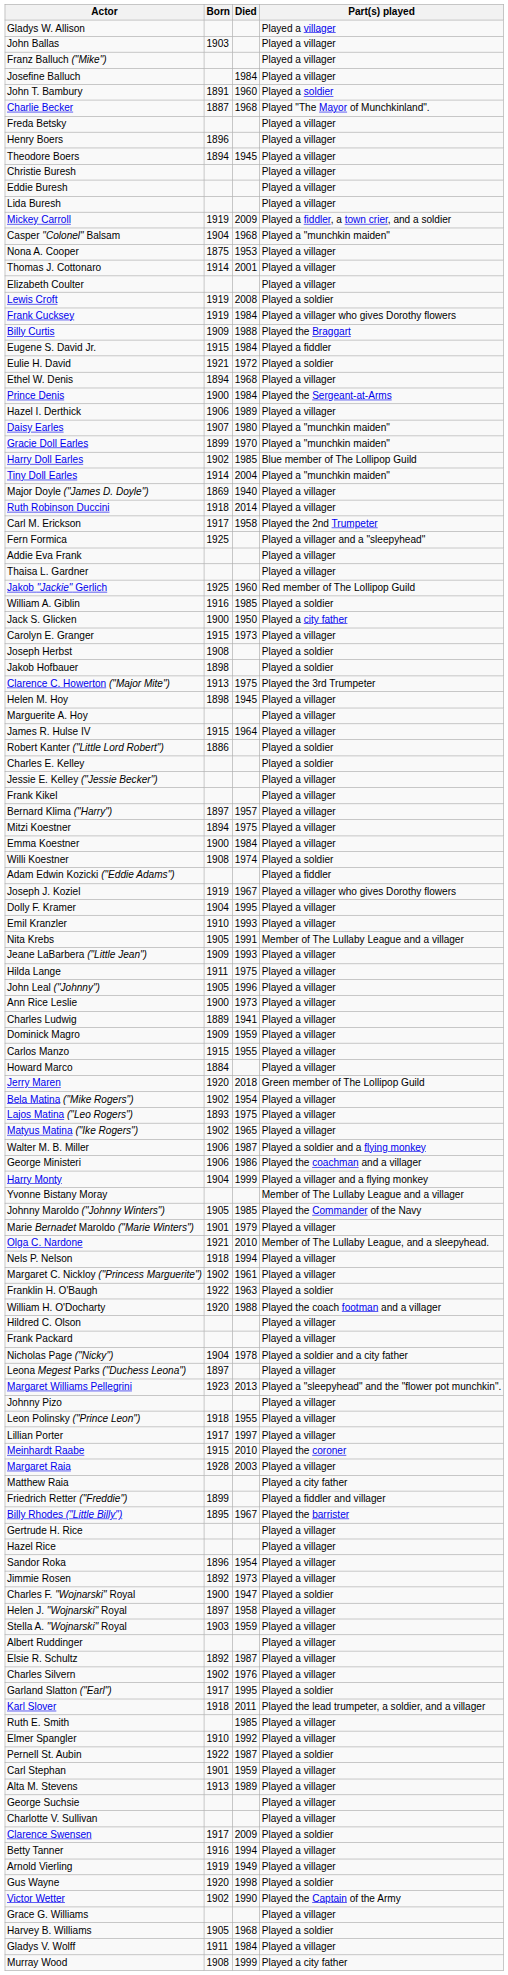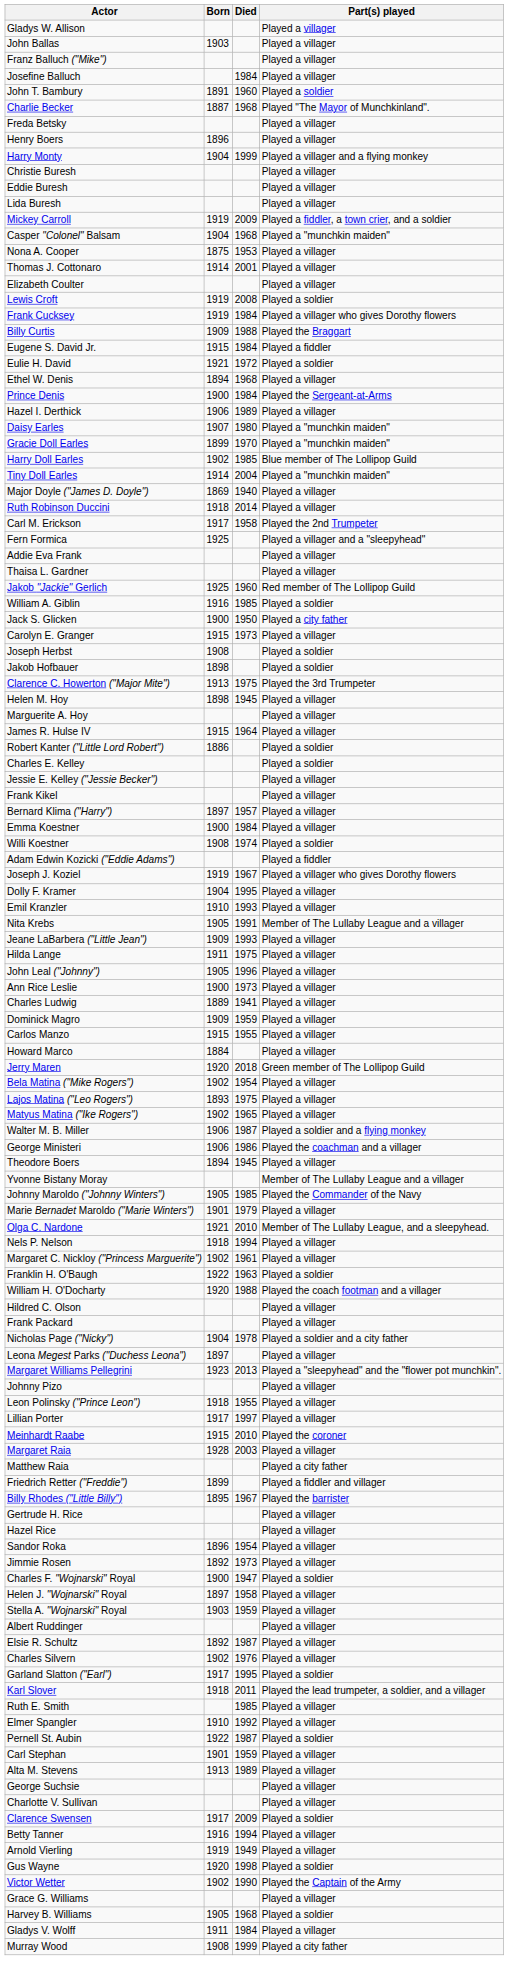rows swapped: (43, 156) <-> (34, 1179)
- row: (39, 827)
